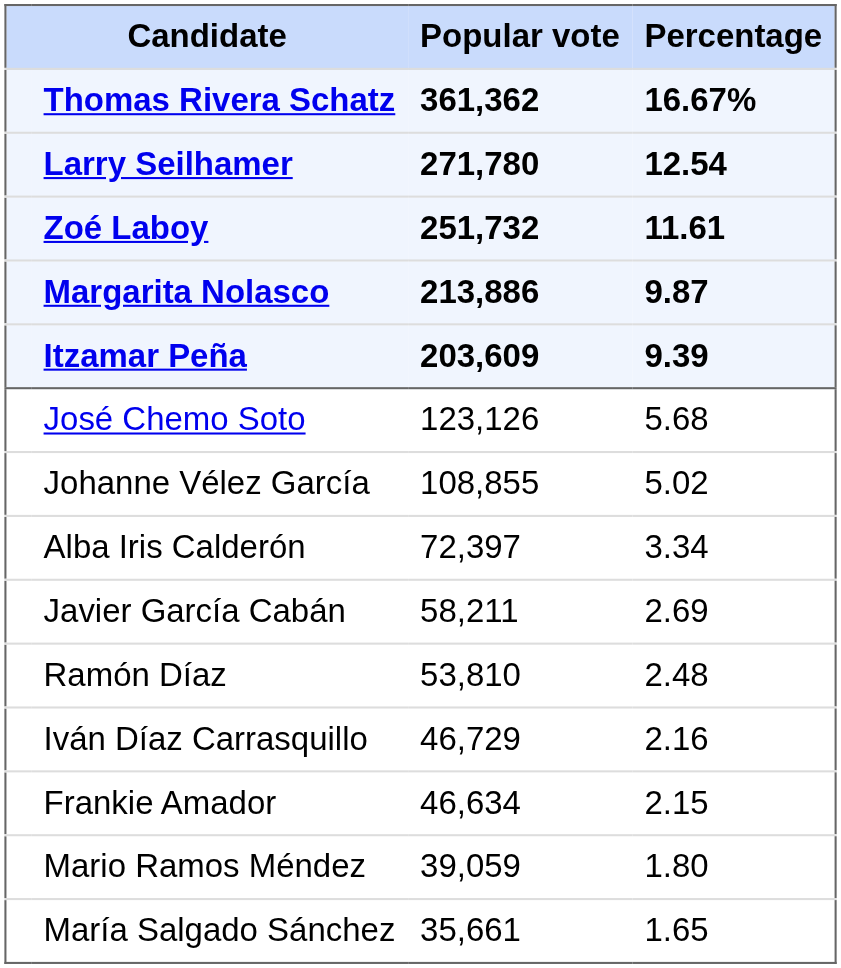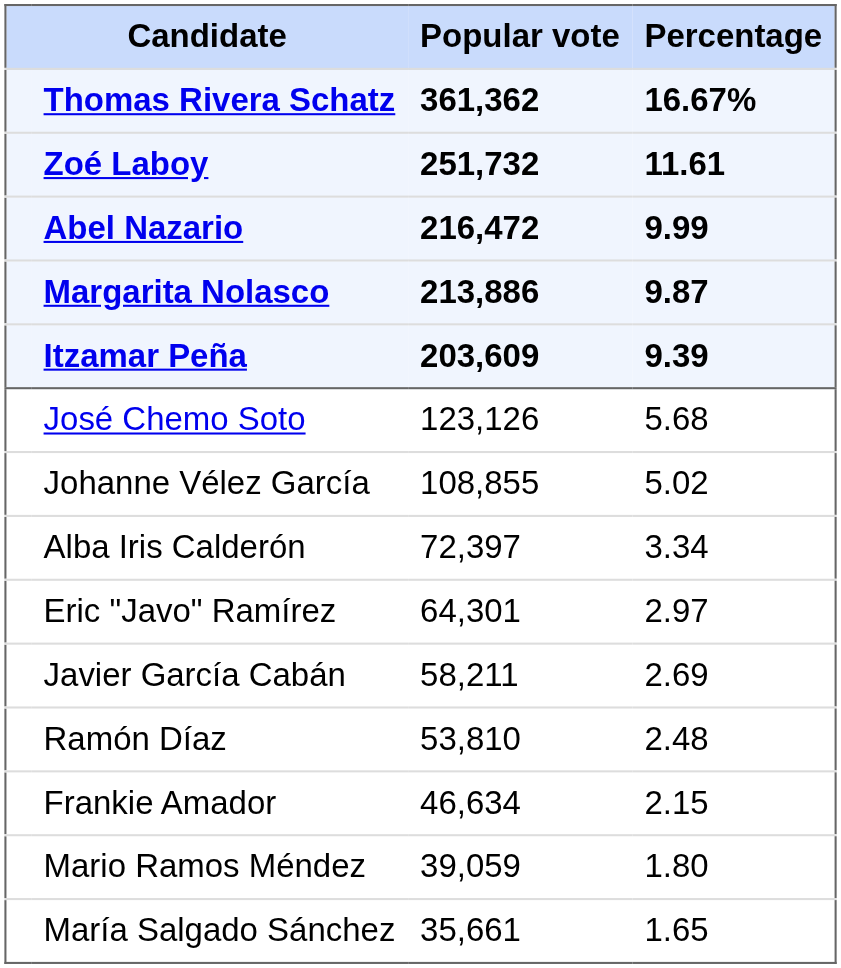- row: (168, 164)
+ row: (143, 228)
+ row: (190, 611)
- row: (206, 738)
